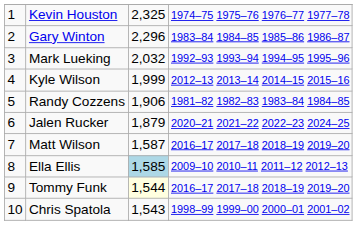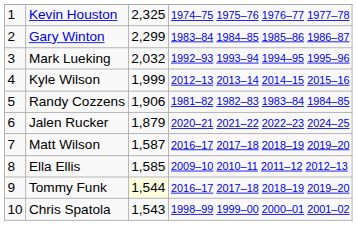(148, 36) 2,296 -> (148, 36) 2,299
(148, 166) lightblue background -> (148, 166) no background
